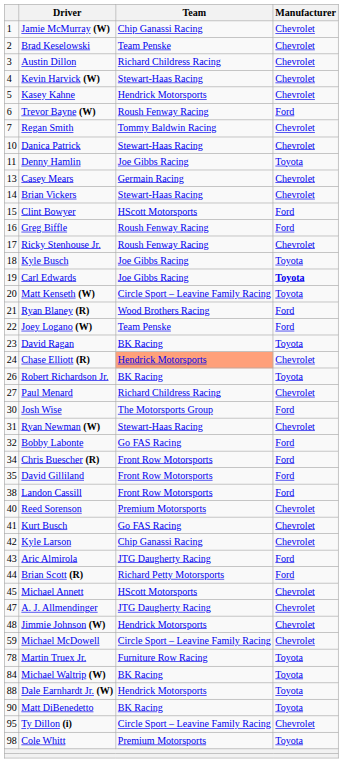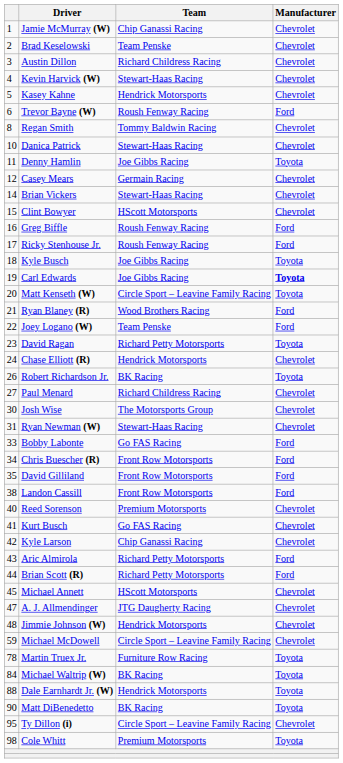(9, 128) 7 -> (9, 128) 8
(12, 178) 13 -> (12, 178) 12
(285, 211) Ford -> (295, 211) Chevrolet
(295, 244) Chevrolet -> (285, 244) Ford
(140, 343) BK Racing -> (171, 343) Richard Petty Motorsports
(162, 360) lightsalmon background -> (162, 360) no background
(285, 409) Ford -> (295, 409) Chevrolet
(12, 443) 32 -> (12, 443) 33
(164, 558) JTG Daugherty Racing -> (171, 558) Richard Petty Motorsports
